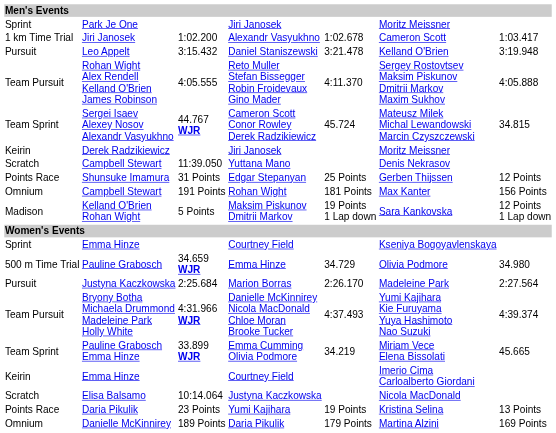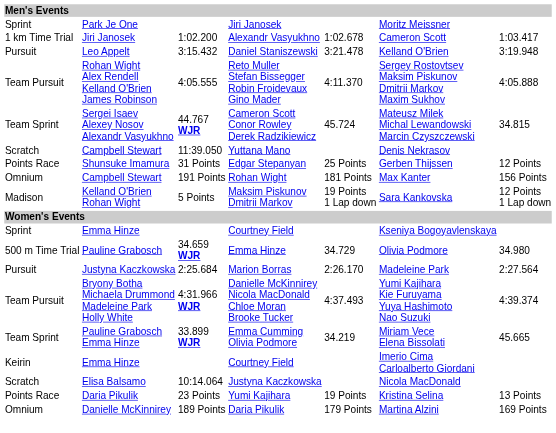- row: (18, 150)
